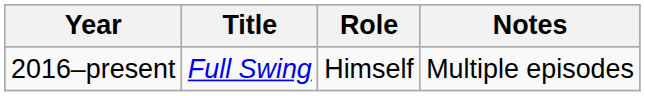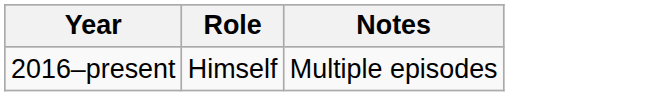- column: (250, 25)
